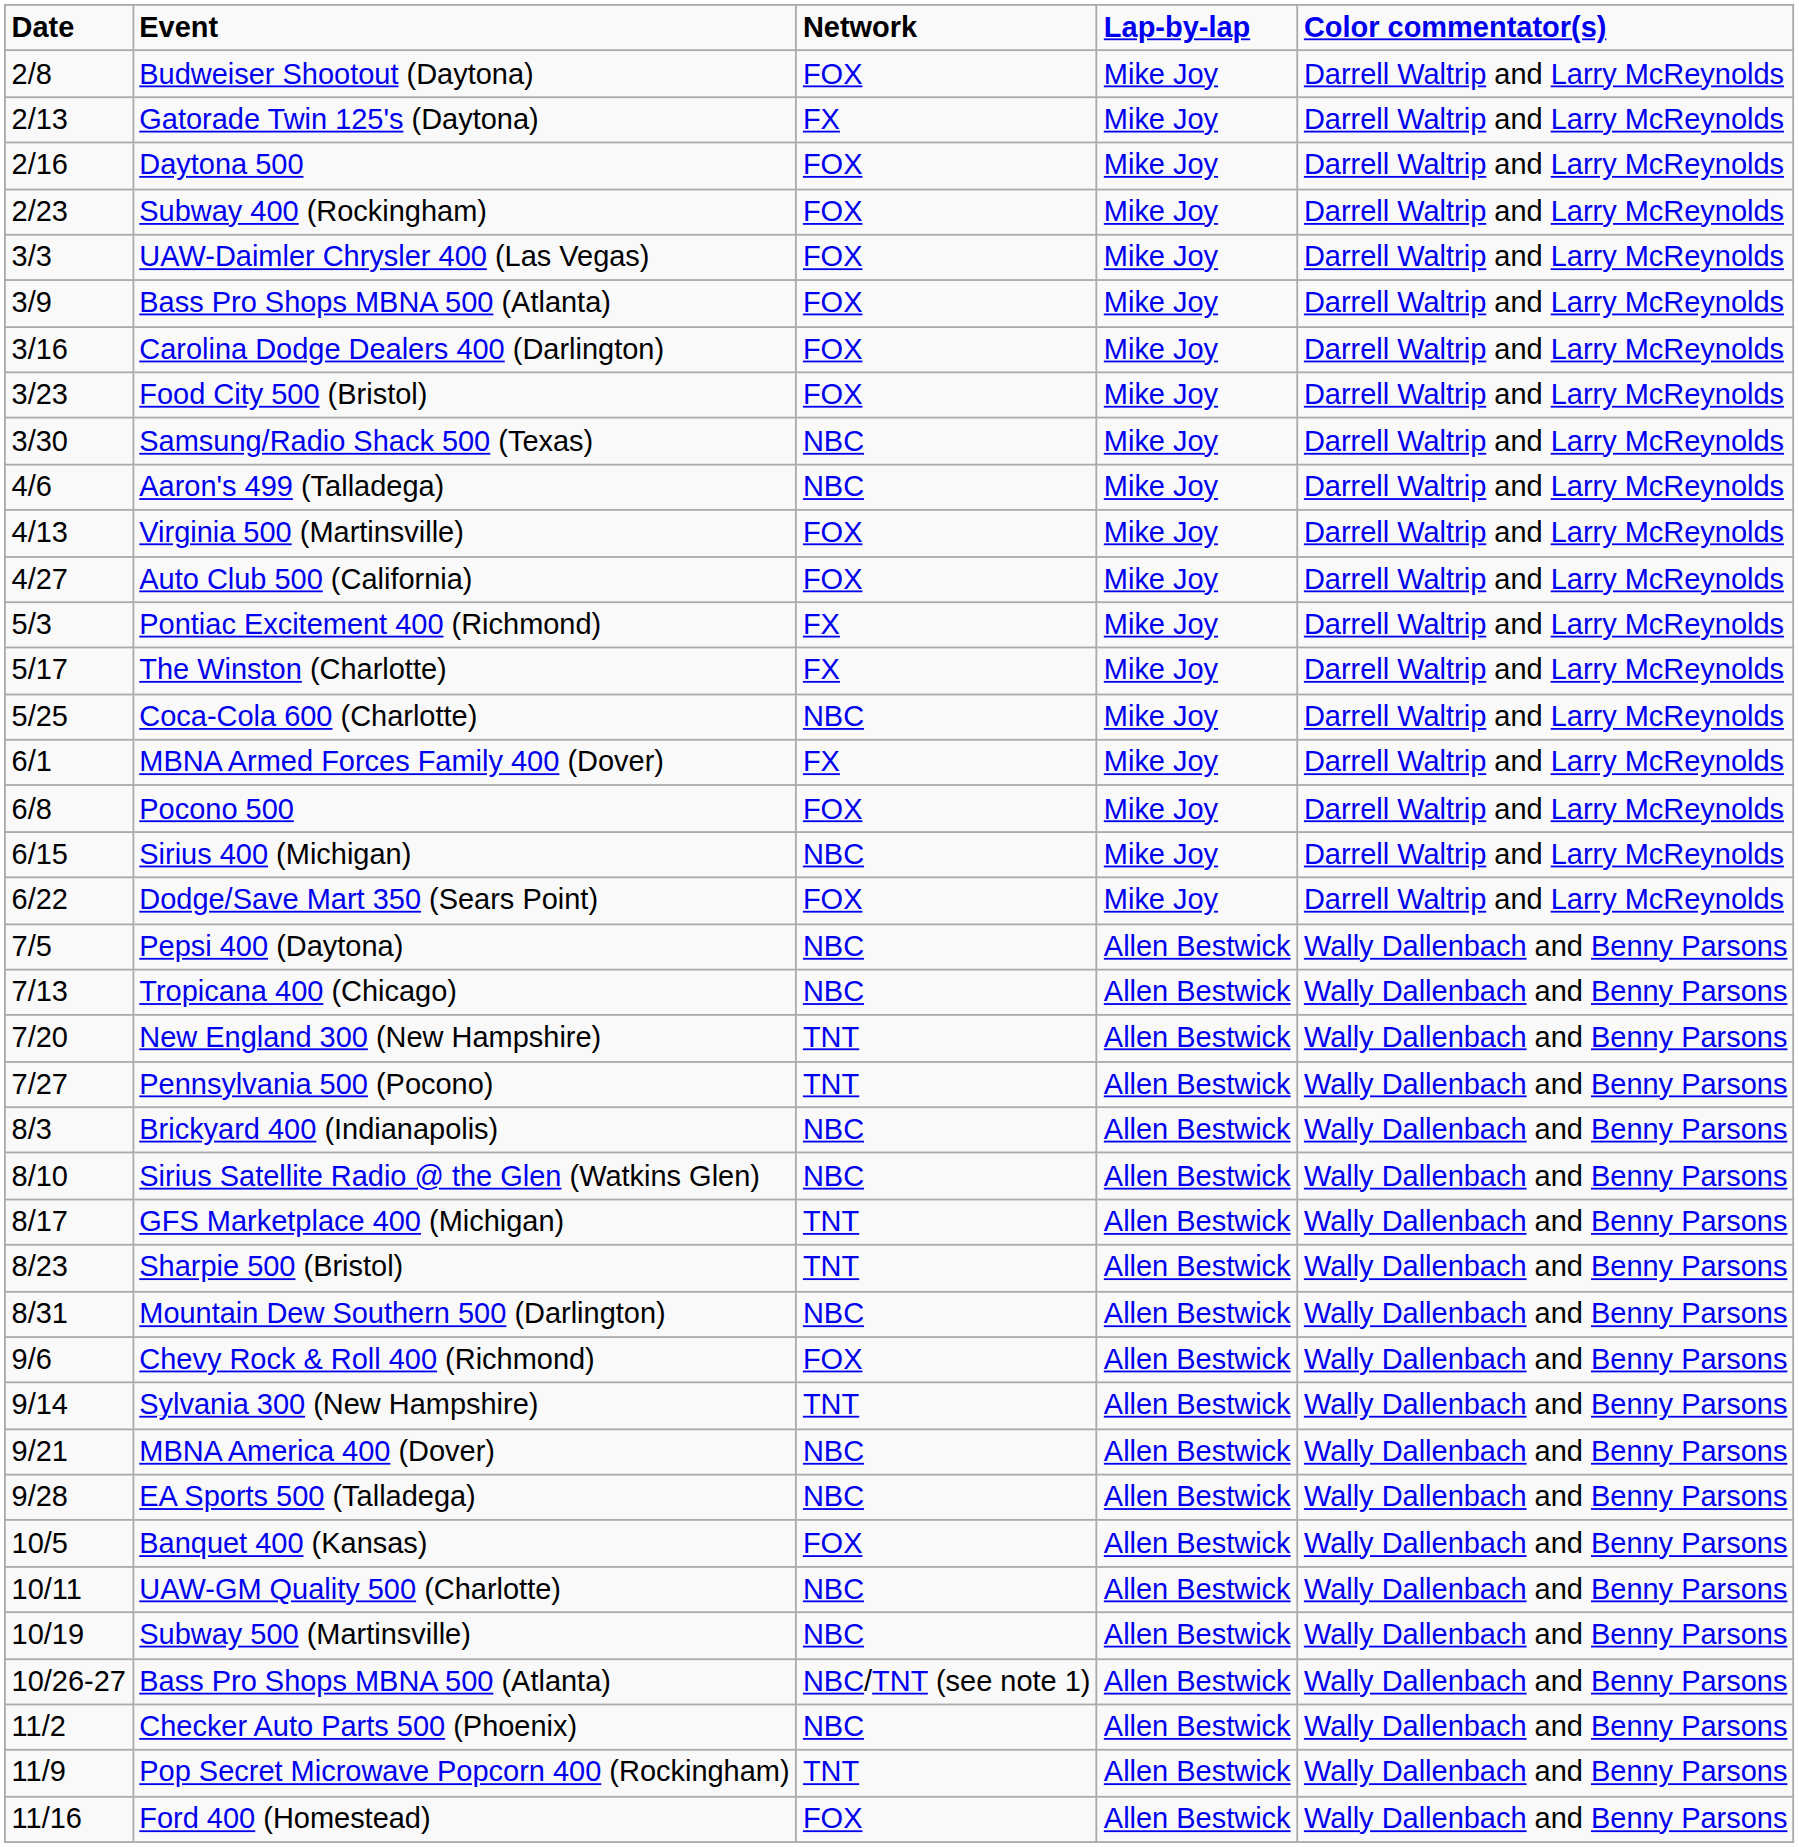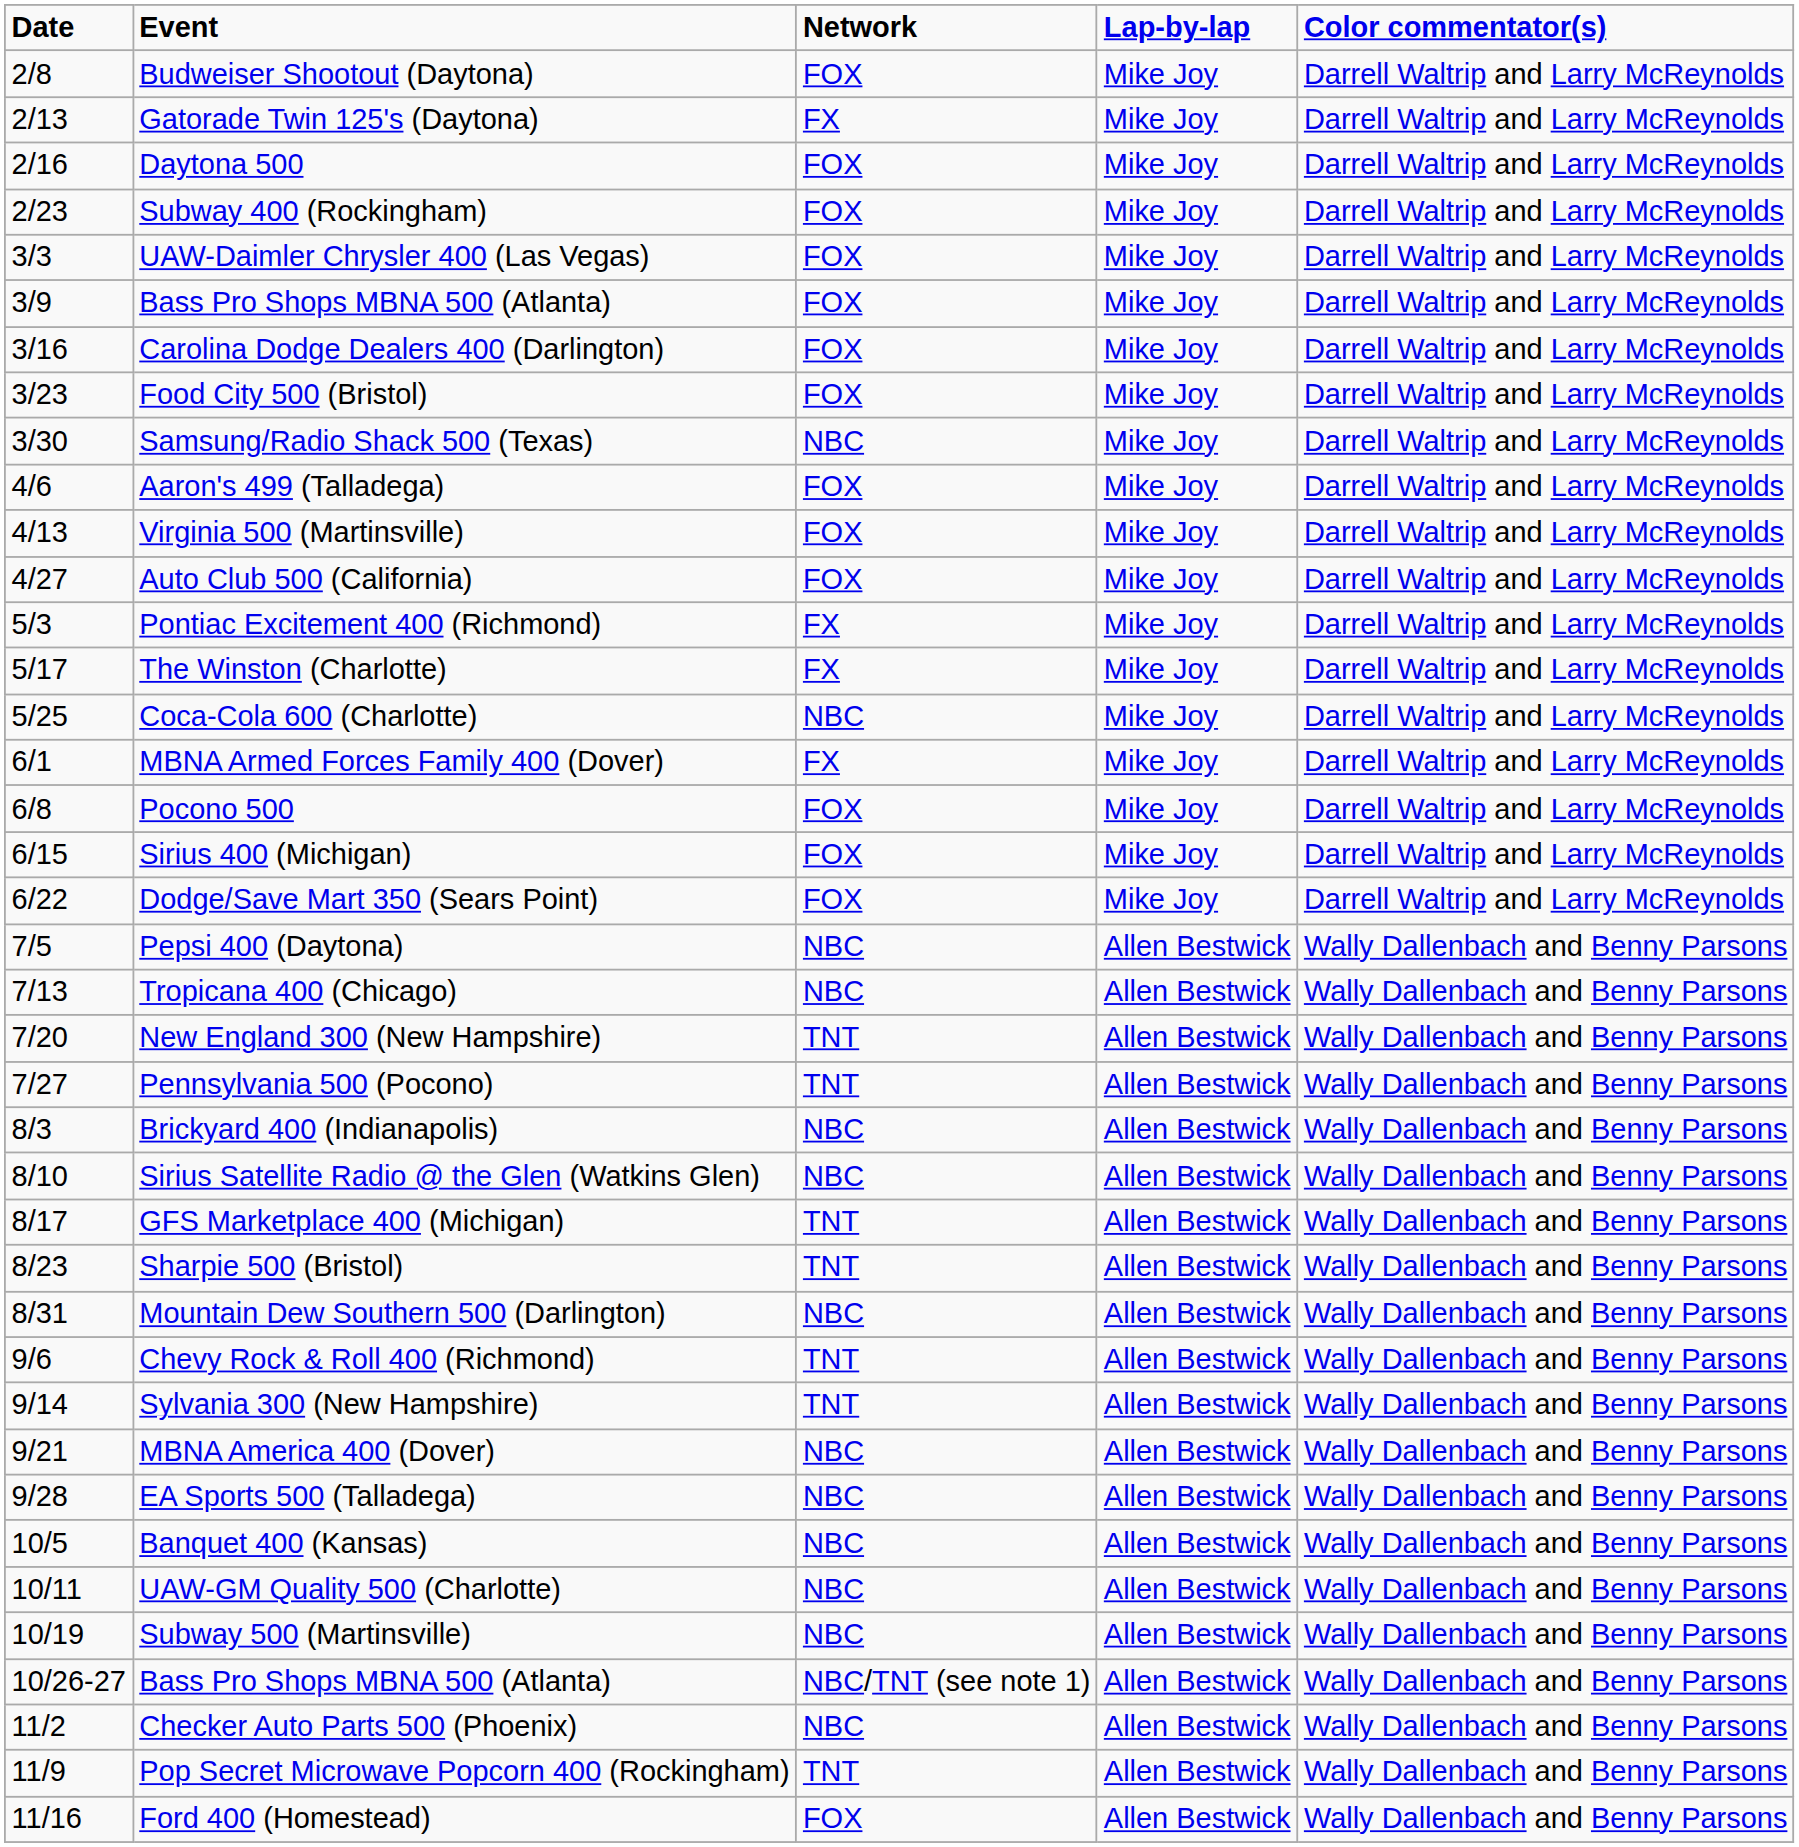(833, 486) NBC -> (833, 486) FOX
(833, 854) NBC -> (833, 854) FOX
(833, 1359) FOX -> (831, 1359) TNT
(833, 1543) FOX -> (833, 1543) NBC
